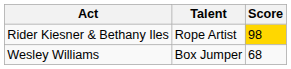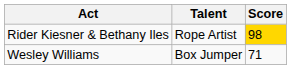(255, 54) 68 -> (255, 54) 71
